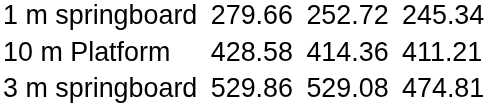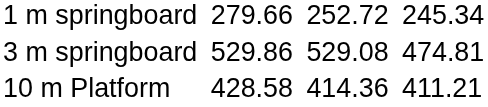rows swapped: (100, 88) <-> (87, 51)
